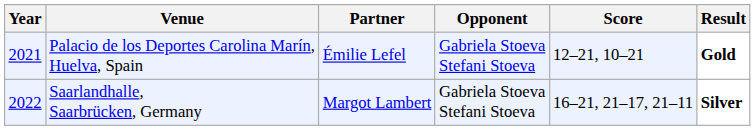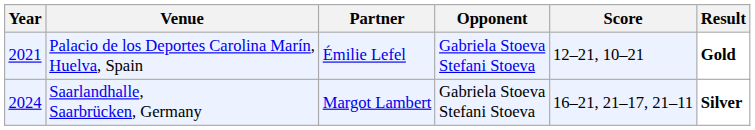(25, 102) 2022 -> (25, 102) 2024
